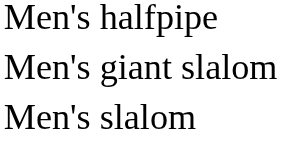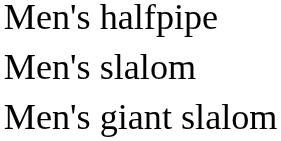rows swapped: (100, 116) <-> (141, 67)
